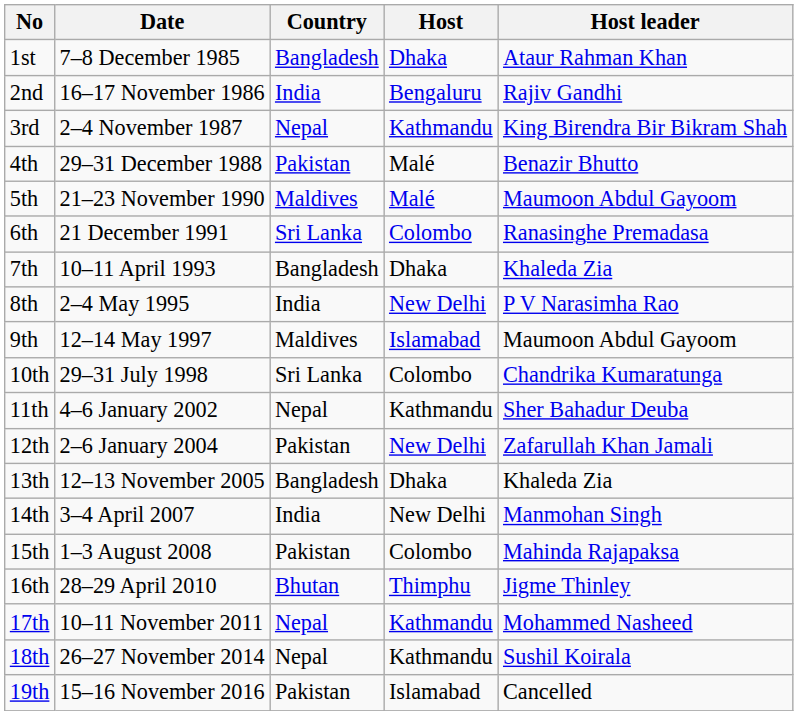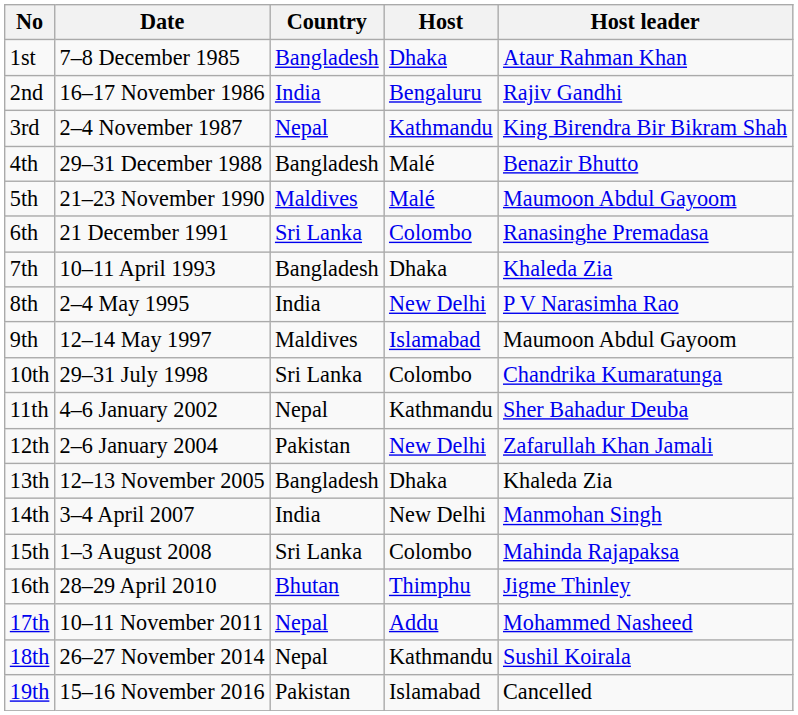(313, 163) Pakistan -> (327, 163) Bangladesh
(313, 551) Pakistan -> (318, 551) Sri Lanka
(441, 621) Kathmandu -> (414, 621) Addu
